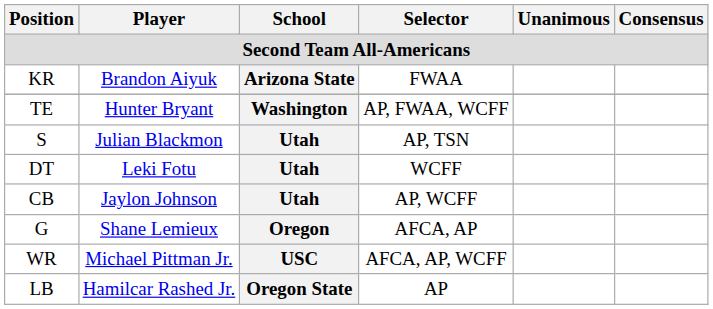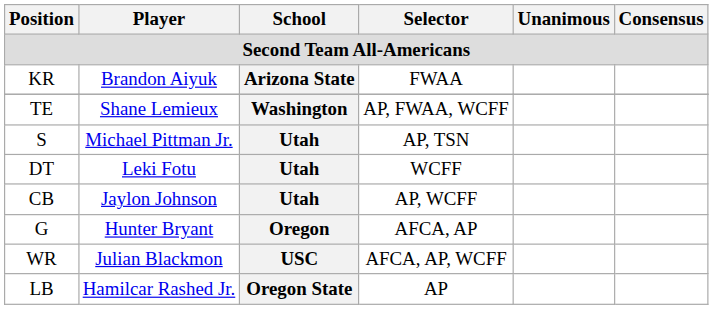(159, 109) Hunter Bryant -> (159, 109) Shane Lemieux
(159, 139) Julian Blackmon -> (159, 139) Michael Pittman Jr.
(159, 229) Shane Lemieux -> (159, 229) Hunter Bryant
(159, 259) Michael Pittman Jr. -> (159, 259) Julian Blackmon
